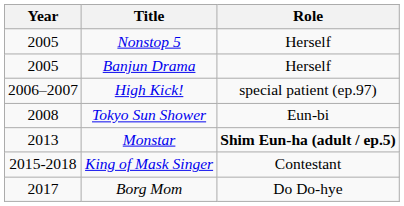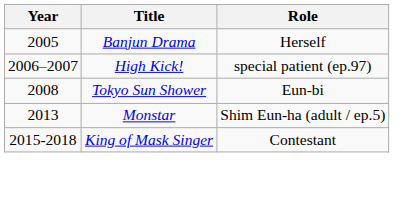- row: (149, 41)
(308, 139) bold -> (303, 115) normal
- row: (149, 189)
